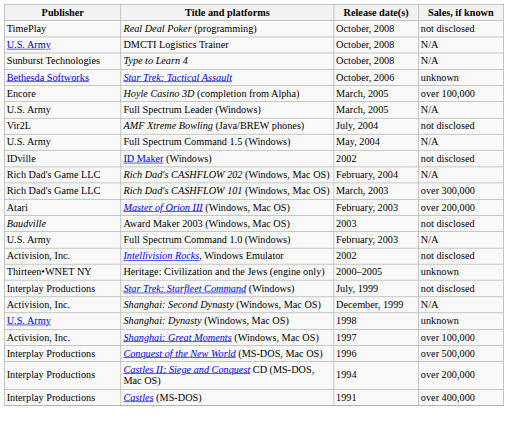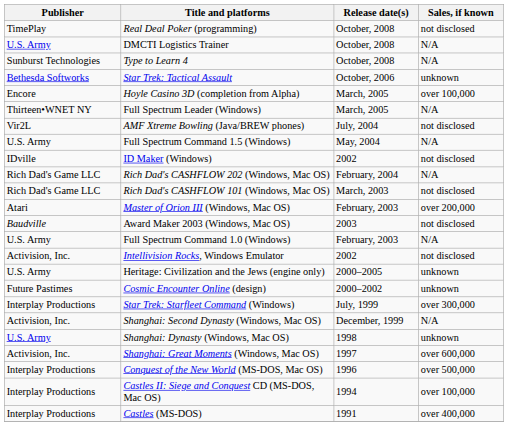(29, 110) U.S. Army -> (49, 110) Thirteen•WNET NY
(448, 191) over 300,000 -> (448, 191) not disclosed
(49, 272) Thirteen•WNET NY -> (29, 272) U.S. Army
+ row: (195, 288)
(448, 288) not disclosed -> (448, 304) over 300,000
(448, 337) over 100,000 -> (448, 353) over 600,000
(448, 375) over 200,000 -> (448, 391) over 100,000
